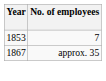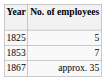+ row: (16, 38)
